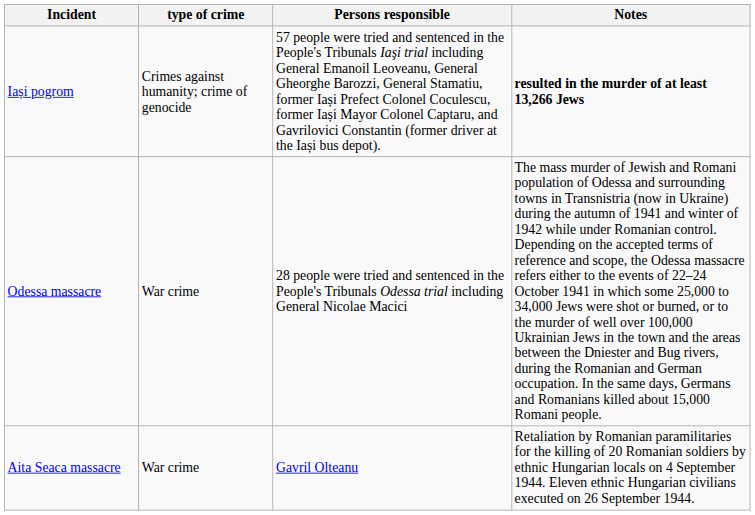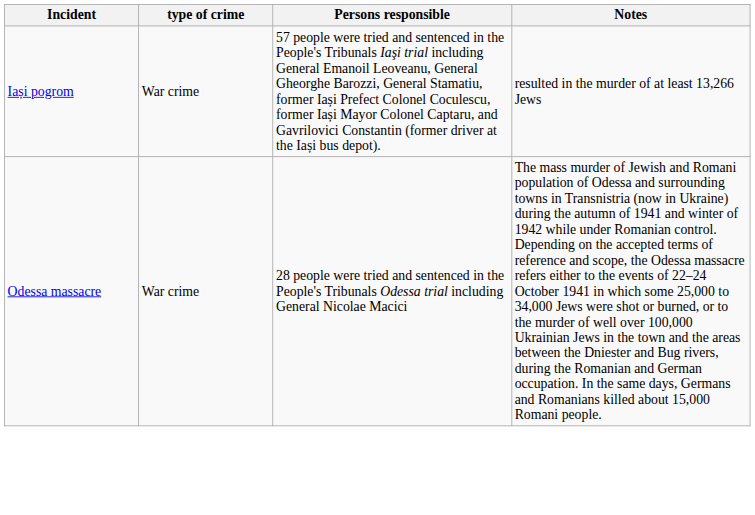(195, 91) Crimes against humanity; crime of genocide -> (170, 91) War crime
(611, 91) bold -> (624, 91) normal
- row: (64, 467)
